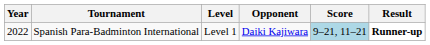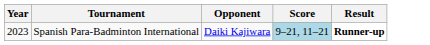- column: (220, 13)
(18, 31) 2022 -> (18, 31) 2023
